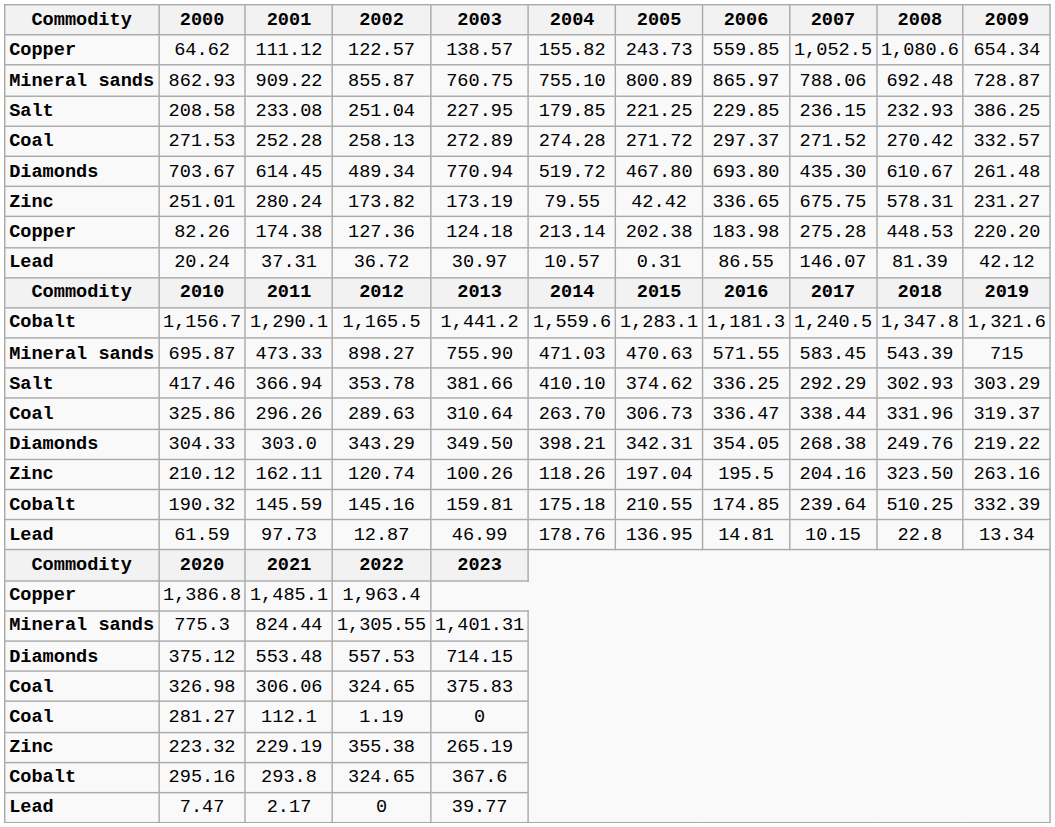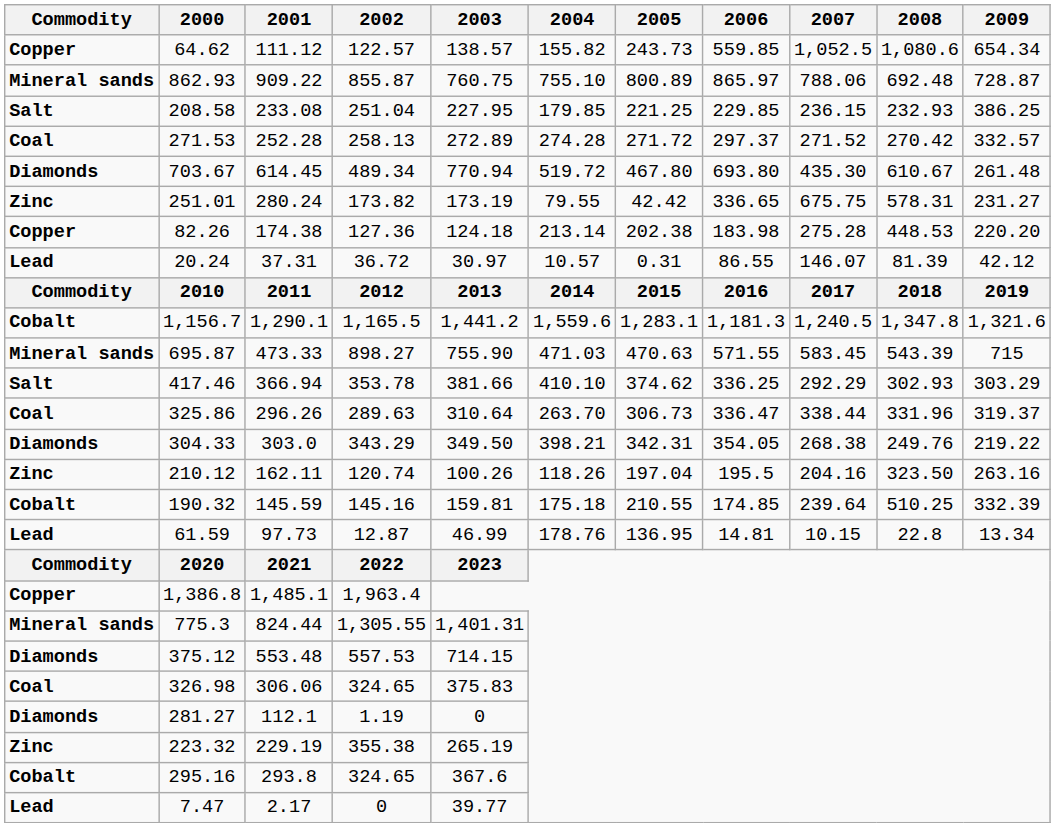(31, 717) Coal -> (54, 717) Diamonds
